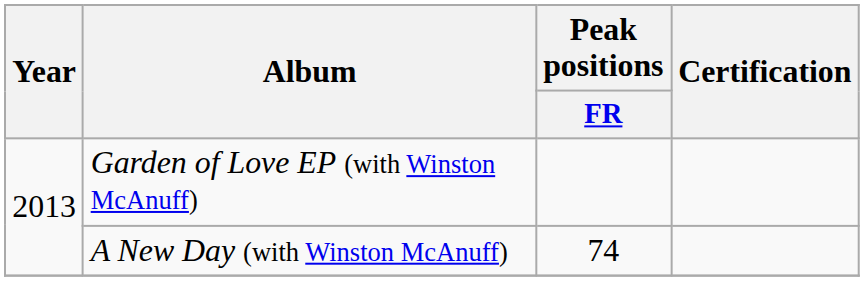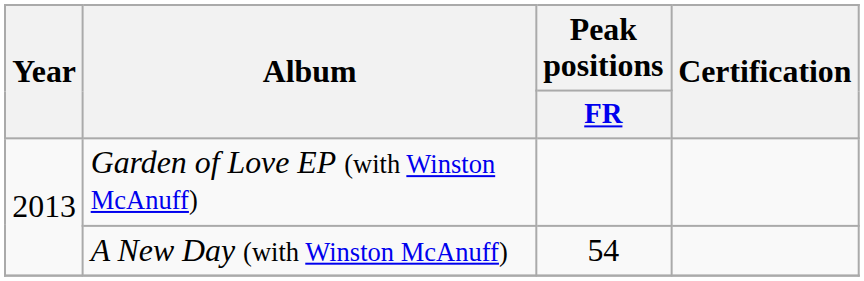(603, 249) 74 -> (603, 249) 54
